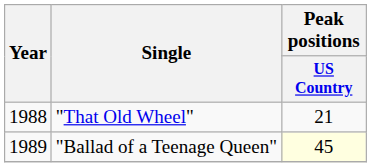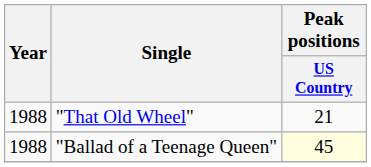(28, 147) 1989 -> (28, 147) 1988
